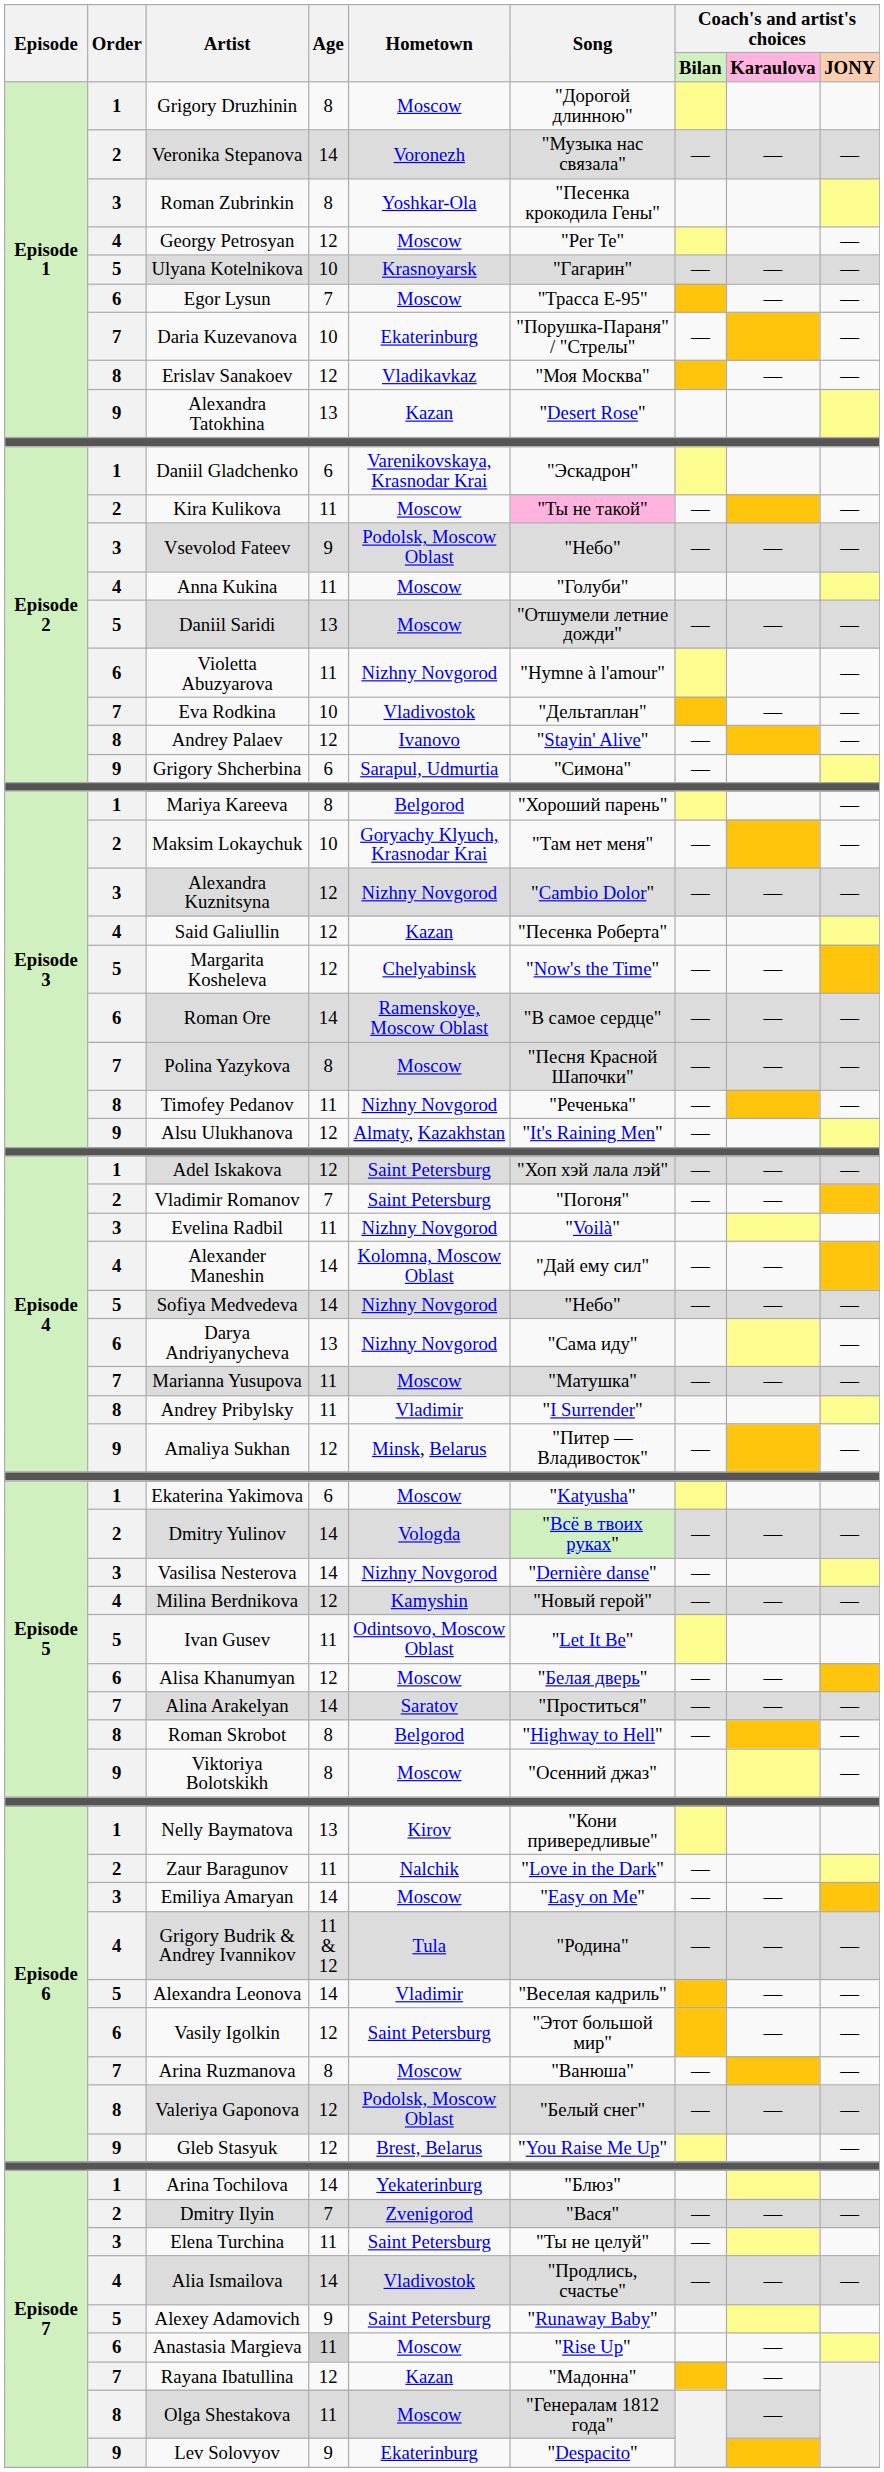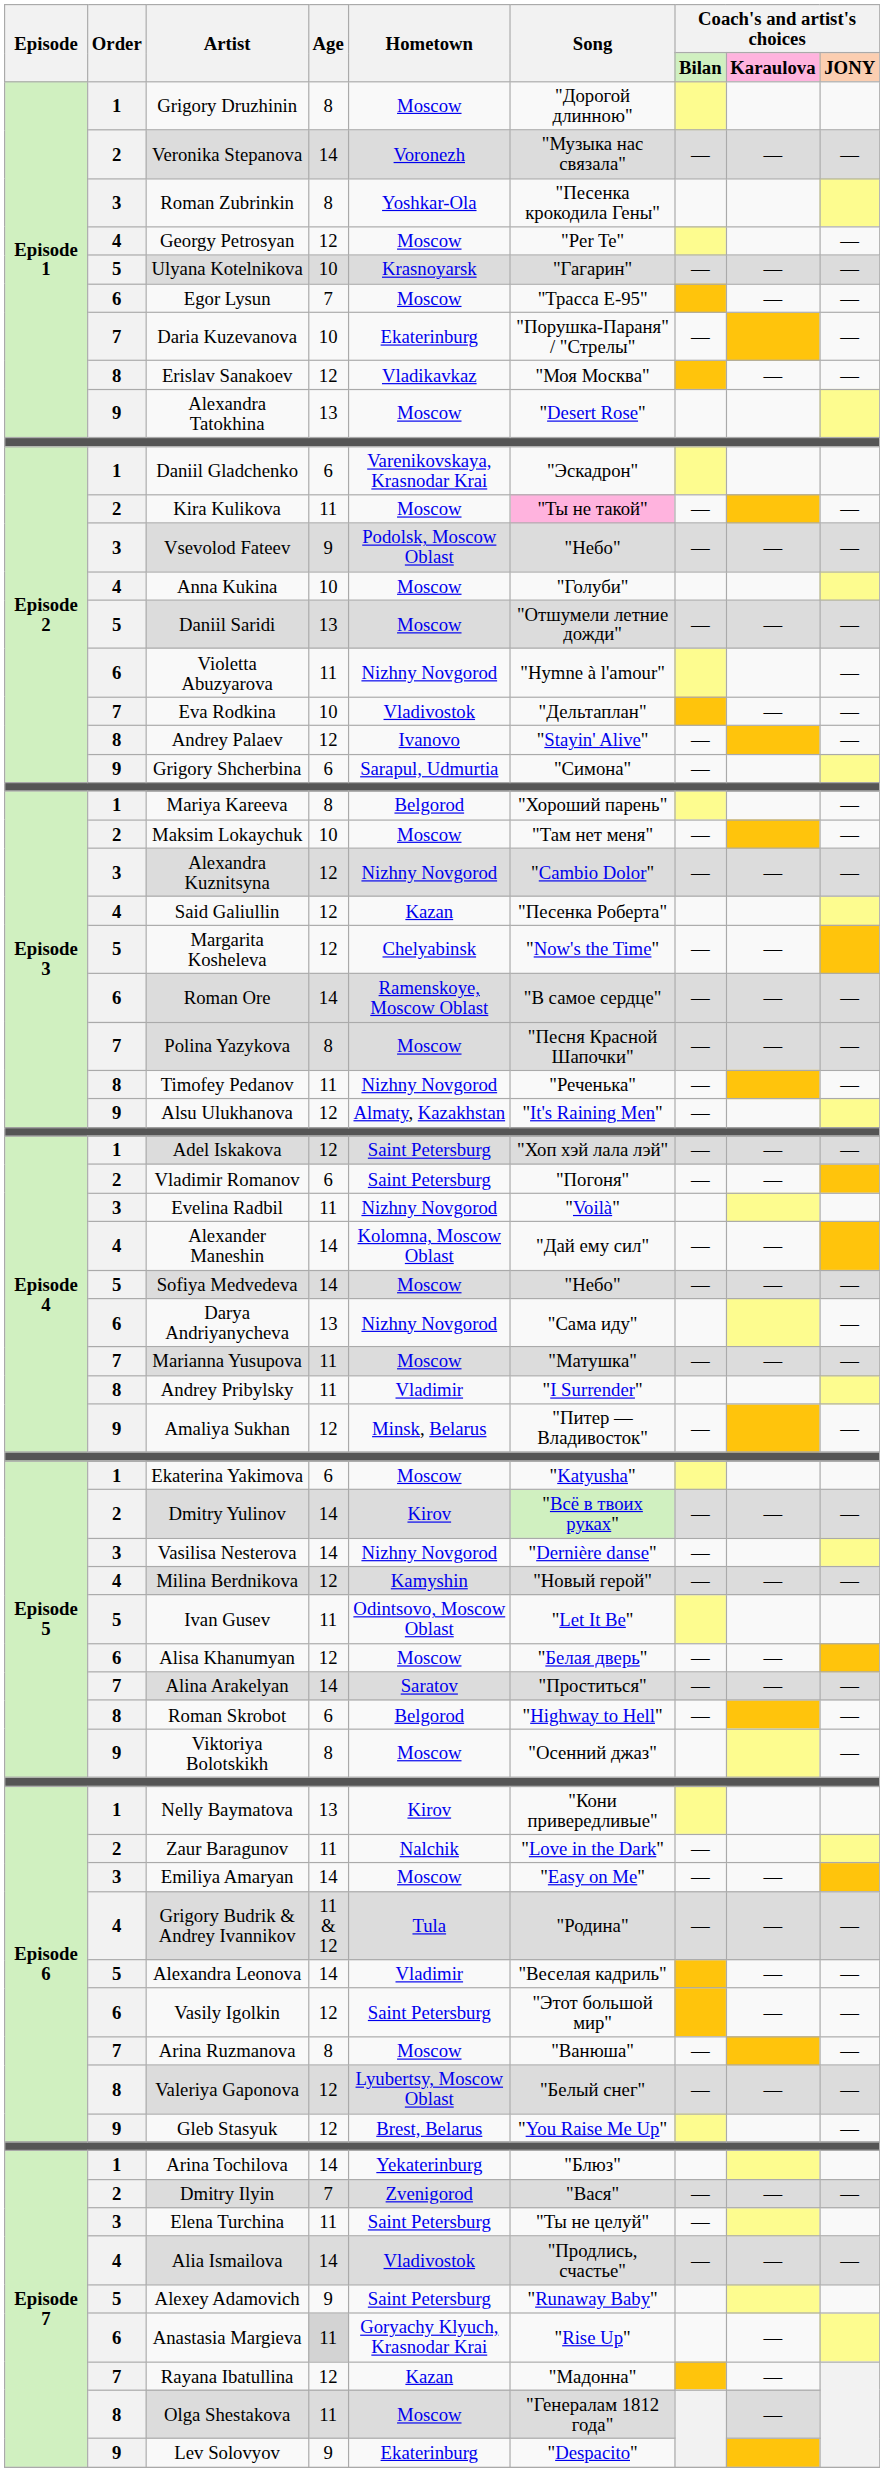(429, 413) Kazan -> (429, 413) Moscow
(328, 586) 11 -> (328, 586) 10
(429, 844) Goryachy Klyuch, Krasnodar Krai -> (429, 834) Moscow
(328, 1199) 7 -> (328, 1179) 6
(429, 1304) Nizhny Novgorod -> (429, 1284) Moscow
(429, 1534) Vologda -> (429, 1514) Kirov
(328, 1735) 8 -> (328, 1715) 6
(429, 2109) Podolsk, Moscow Oblast -> (429, 2089) Lyubertsy, Moscow Oblast
(429, 2347) Moscow -> (429, 2337) Goryachy Klyuch, Krasnodar Krai
